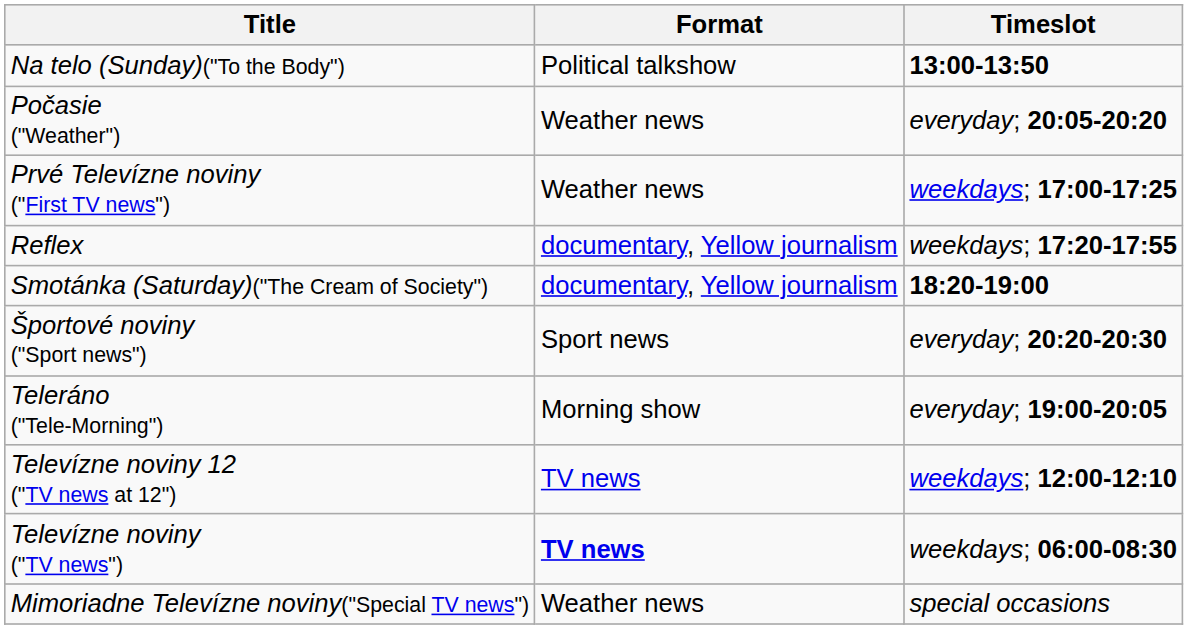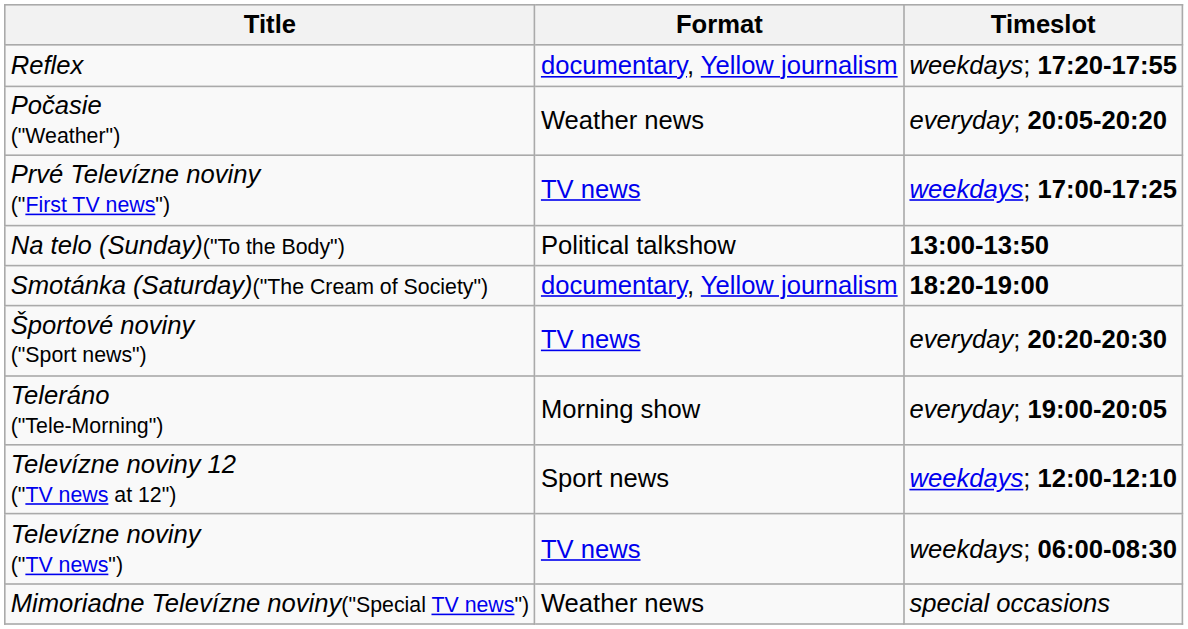rows swapped: (178, 65) <-> (47, 244)
(623, 189) Weather news -> (591, 189) TV news
(605, 340) Sport news -> (591, 340) TV news
(591, 479) TV news -> (605, 479) Sport news
(593, 548) bold -> (591, 548) normal
